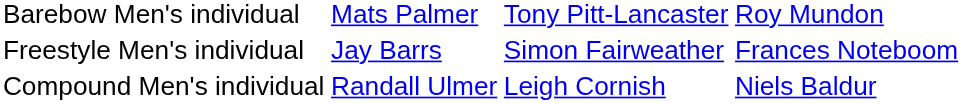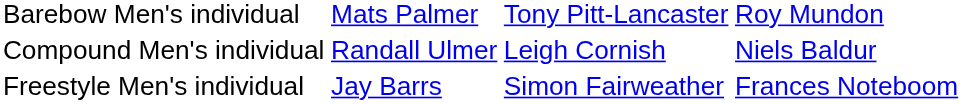rows swapped: (153, 50) <-> (164, 86)
